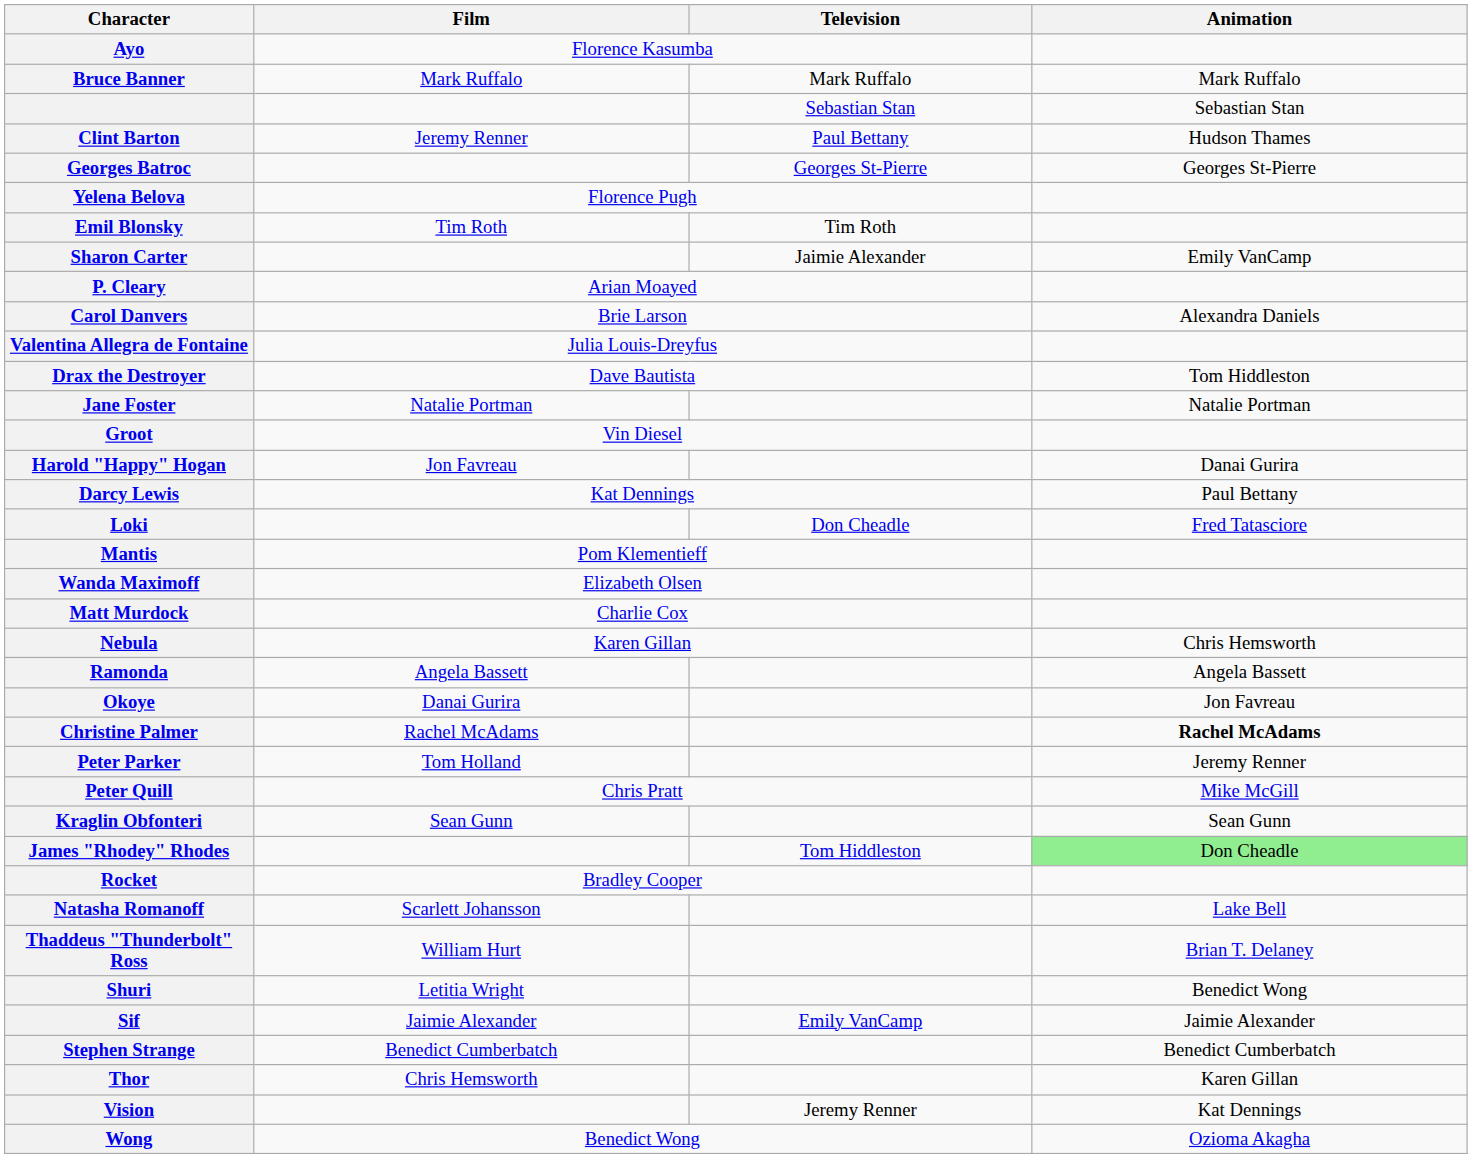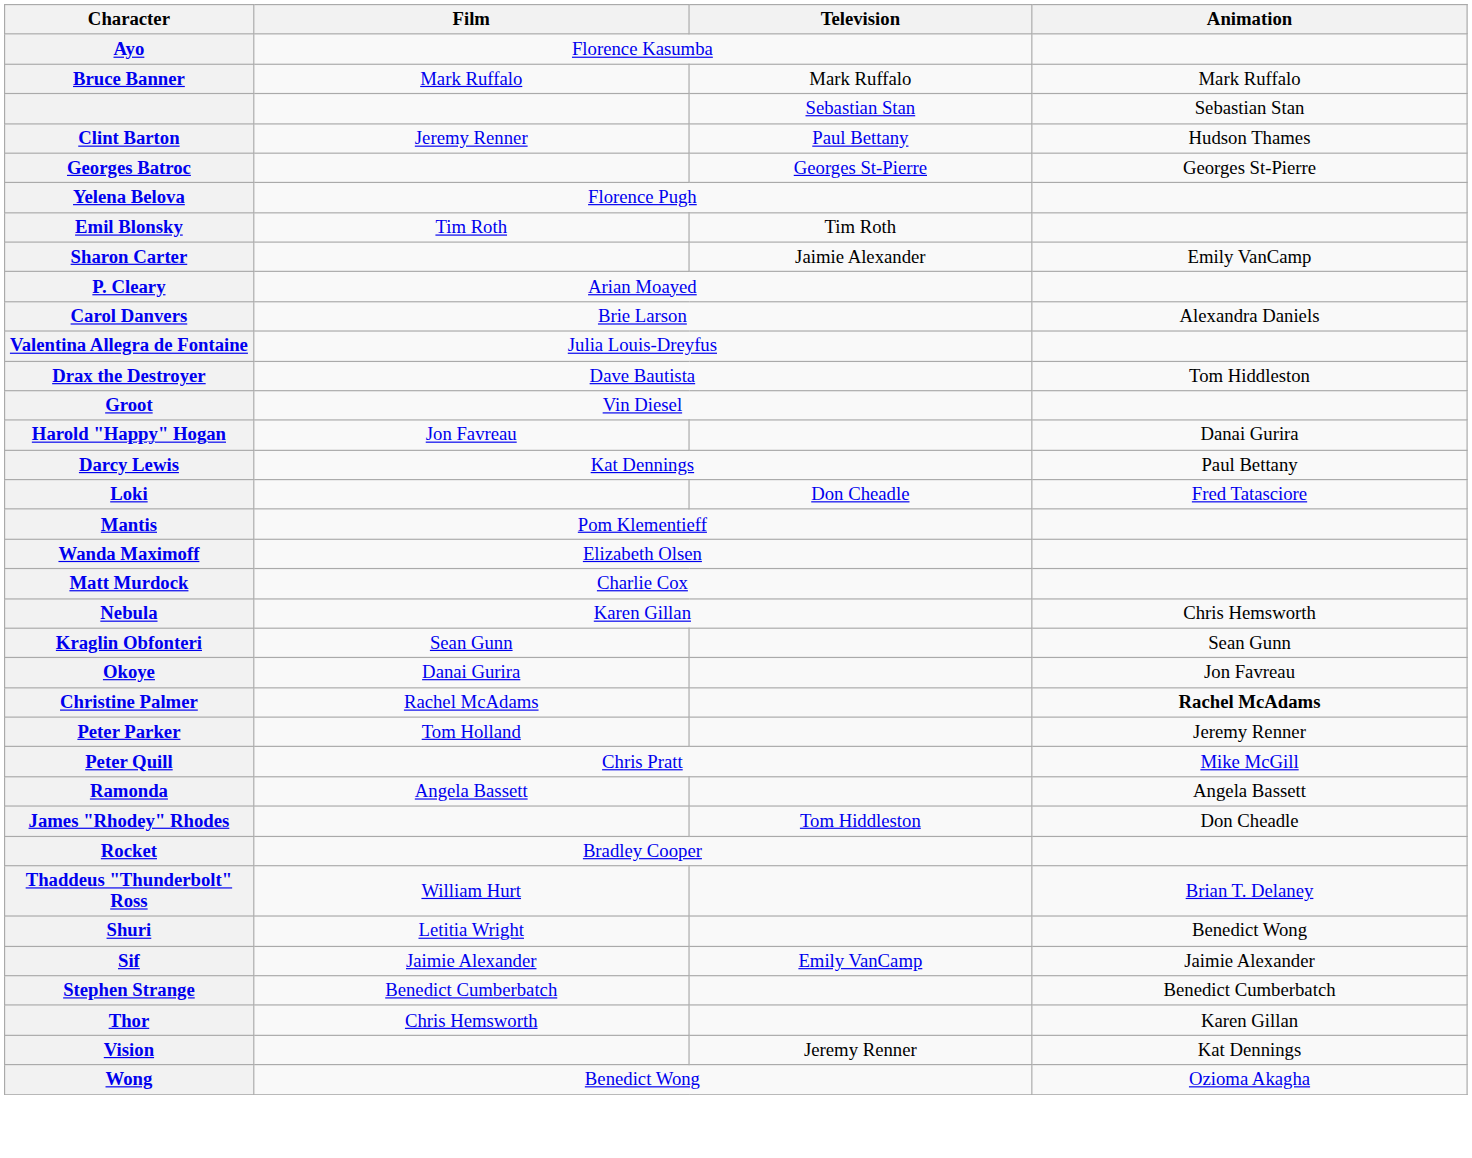- row: (129, 405)
rows swapped: (129, 820) <-> (129, 672)
(1250, 850) lightgreen background -> (1250, 820) no background
- row: (129, 910)
